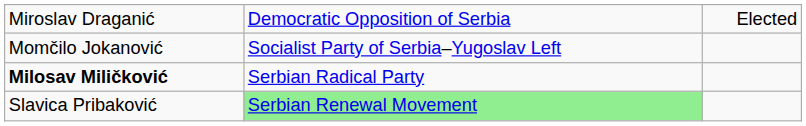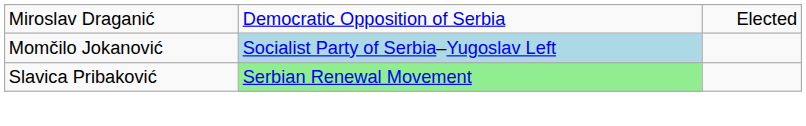(404, 47) no background -> (399, 47) lightblue background
- row: (88, 76)
